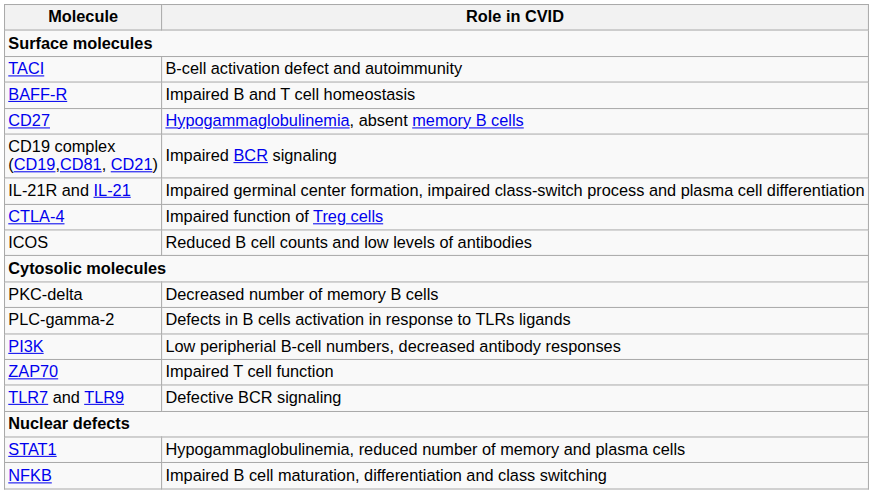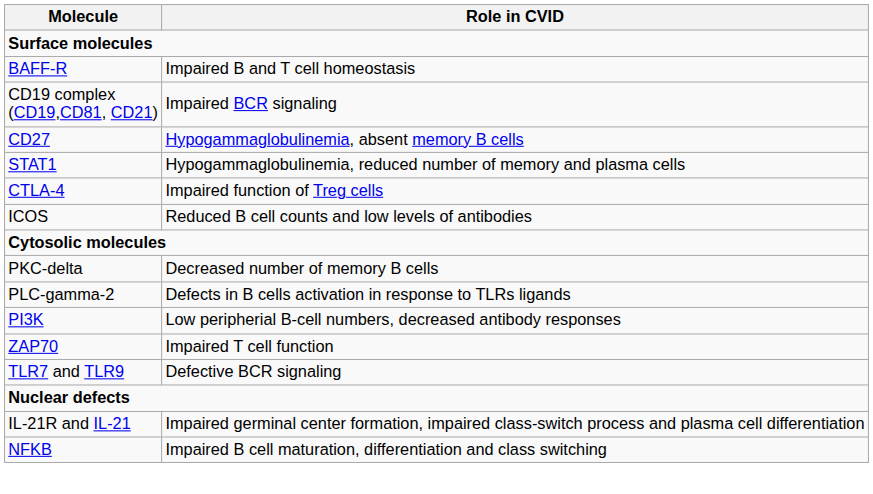- row: (26, 69)
rows swapped: (29, 120) <-> (83, 156)
rows swapped: (70, 191) <-> (32, 449)
